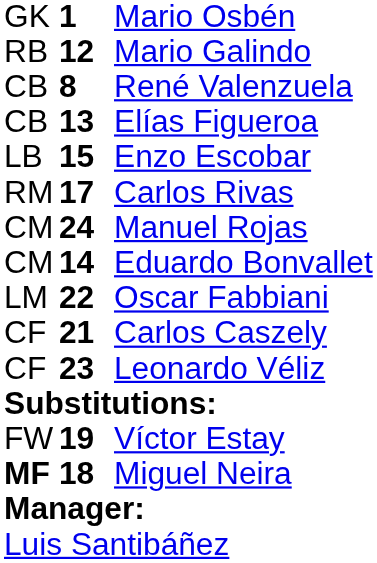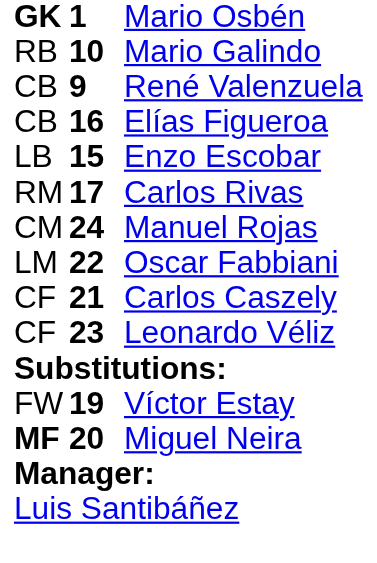(27, 16) normal -> (38, 16) bold
(77, 51) 12 -> (87, 51) 10
(68, 86) 8 -> (78, 86) 9
(77, 121) 13 -> (87, 121) 16
- row: (243, 262)
(77, 473) 18 -> (87, 438) 20
